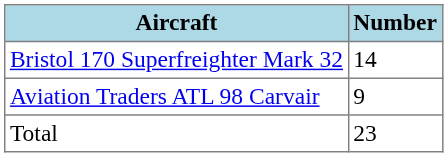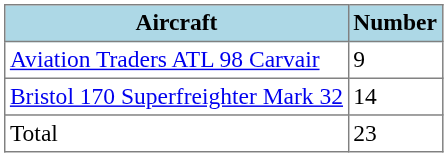rows swapped: (165, 96) <-> (176, 59)
